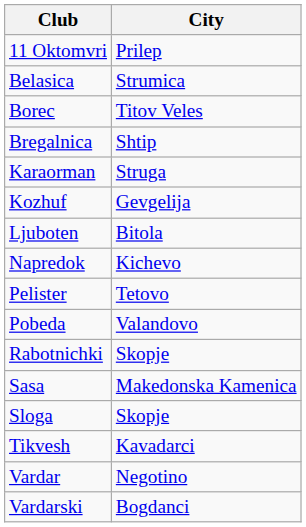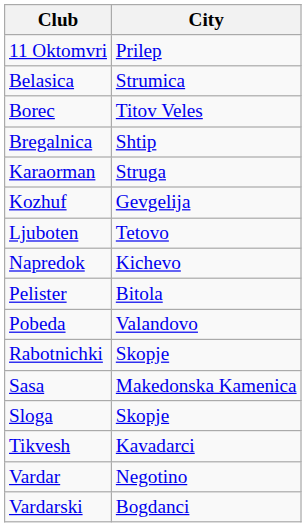(139, 232) Bitola -> (142, 232) Tetovo
(142, 293) Tetovo -> (139, 293) Bitola
